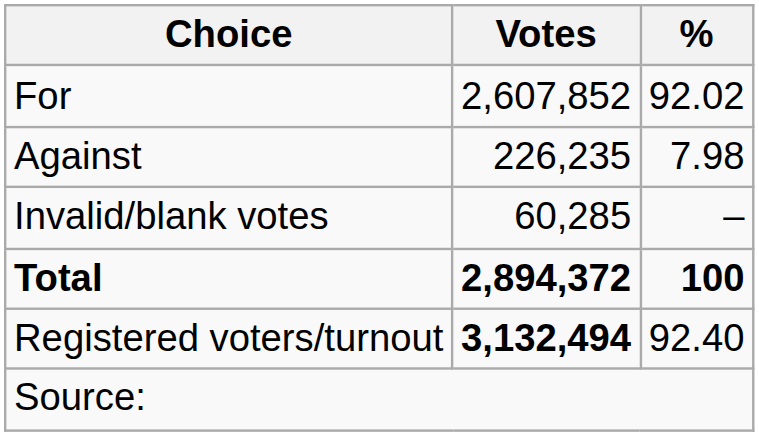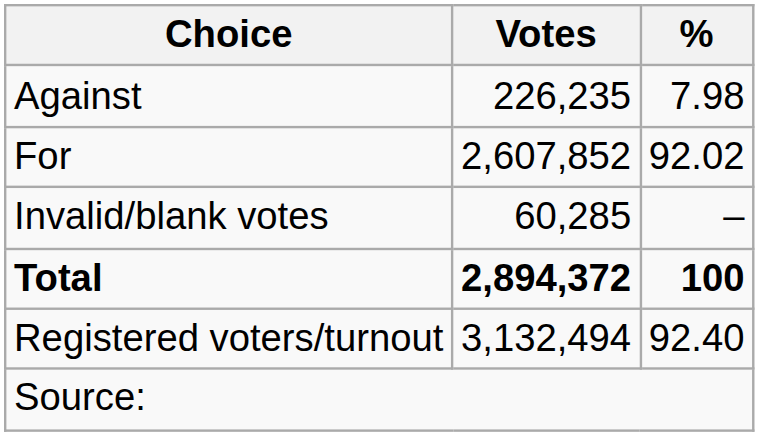rows swapped: (43, 95) <-> (78, 156)
(546, 338) bold -> (546, 338) normal
